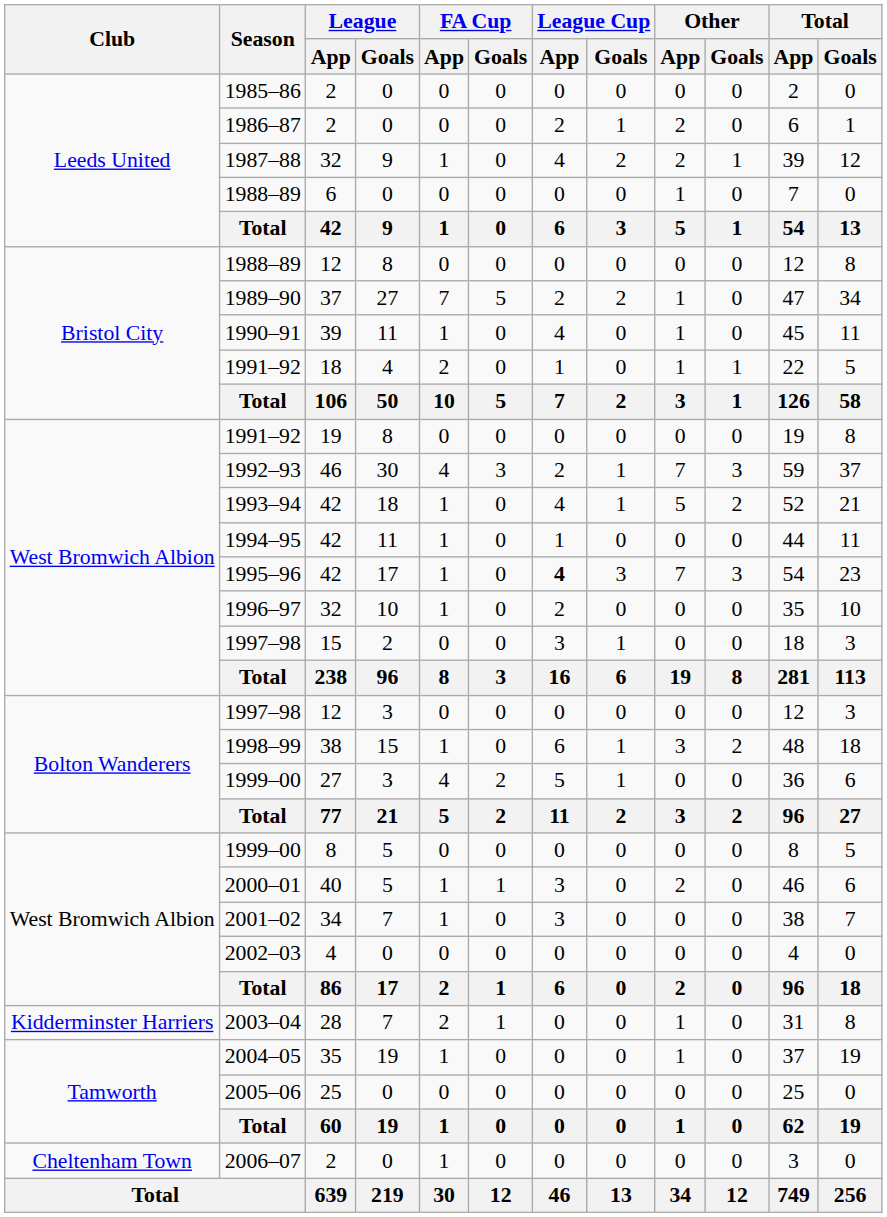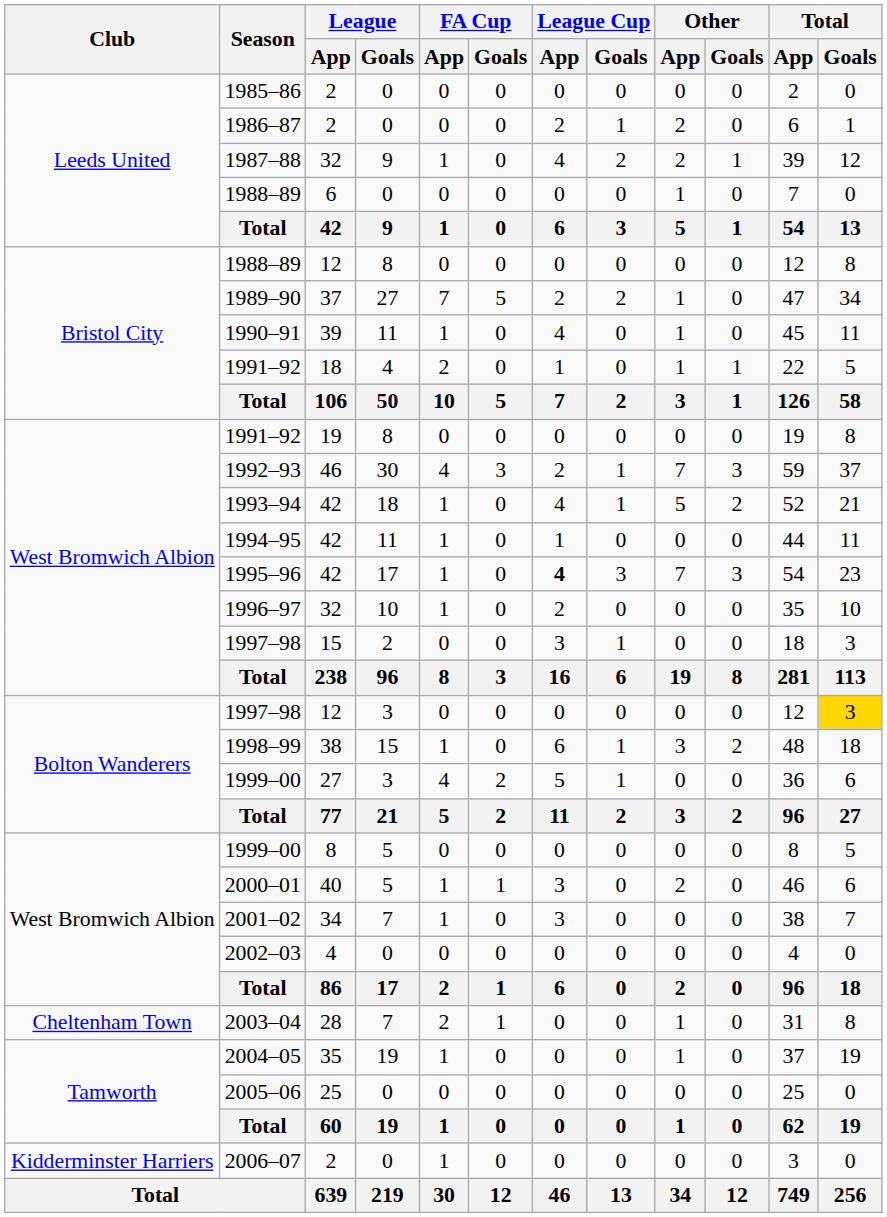(850, 711) no background -> (850, 711) gold background
(112, 1022) Kidderminster Harriers -> (112, 1022) Cheltenham Town
(112, 1160) Cheltenham Town -> (112, 1160) Kidderminster Harriers
